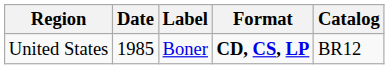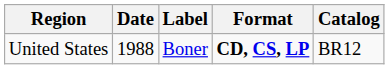(135, 48) 1985 -> (135, 48) 1988
